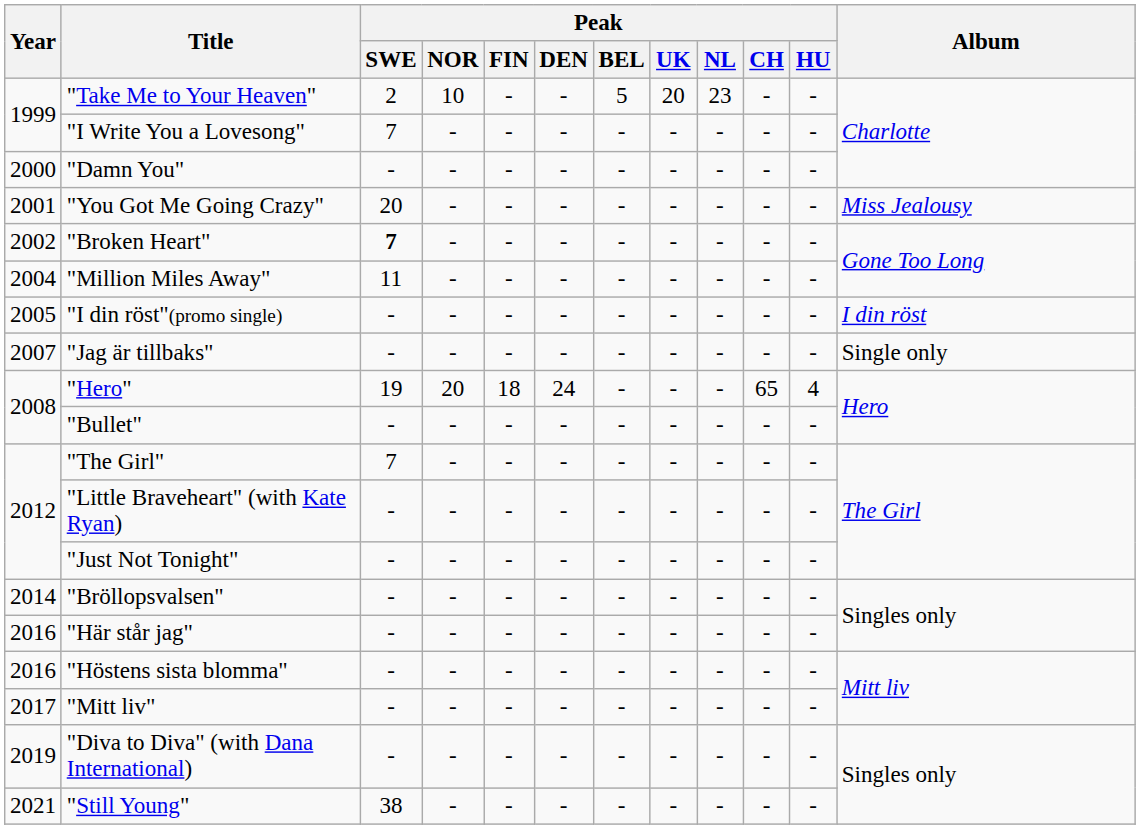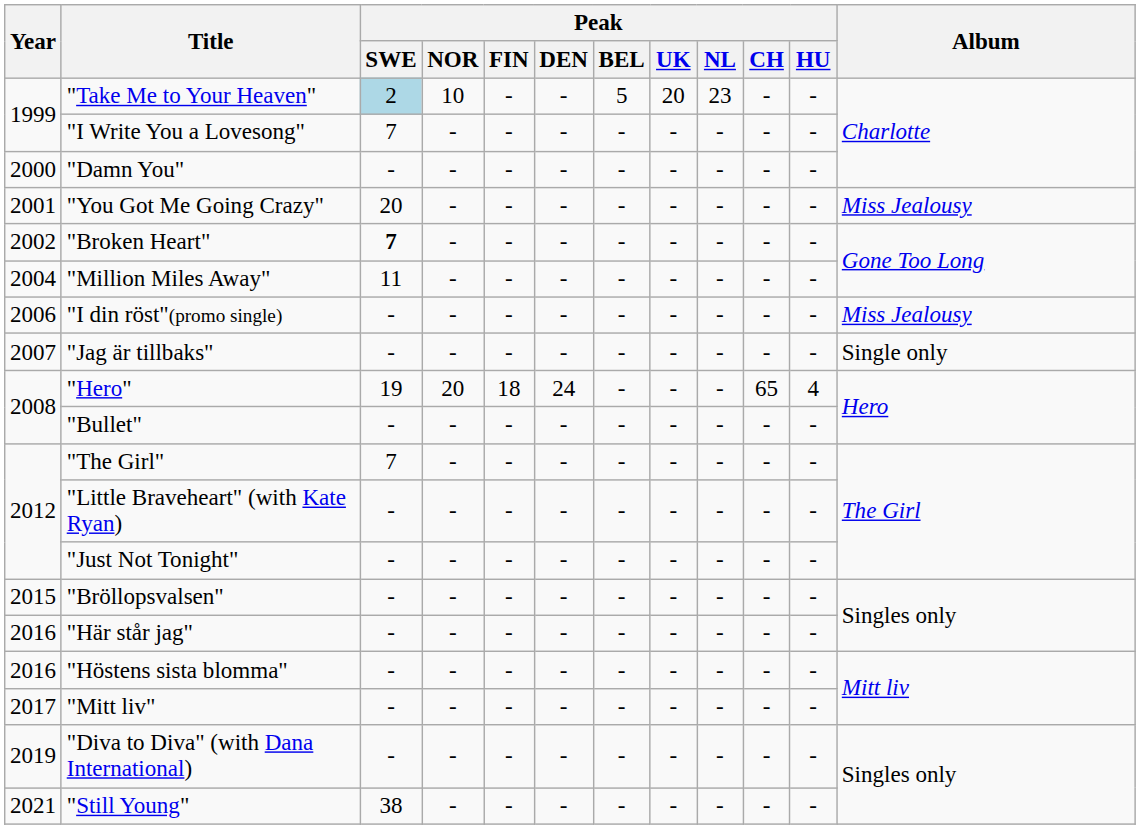(391, 95) no background -> (391, 95) lightblue background
(33, 315) 2005 -> (33, 315) 2006
(884, 315) I din röst -> (907, 315) Miss Jealousy
(33, 596) 2014 -> (33, 596) 2015
